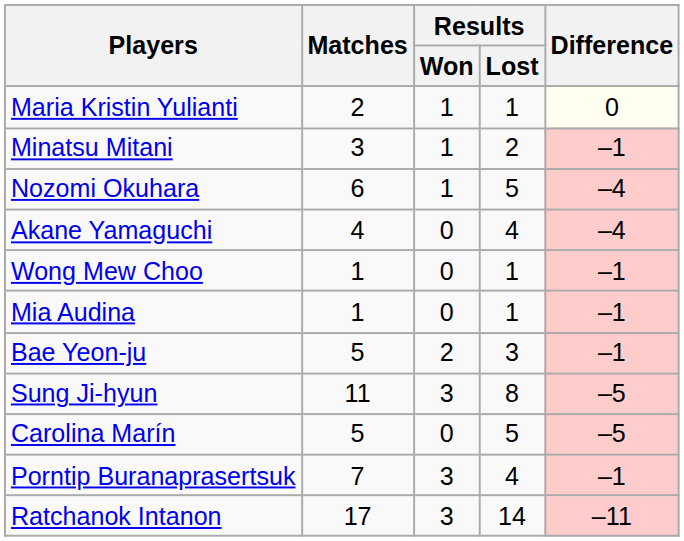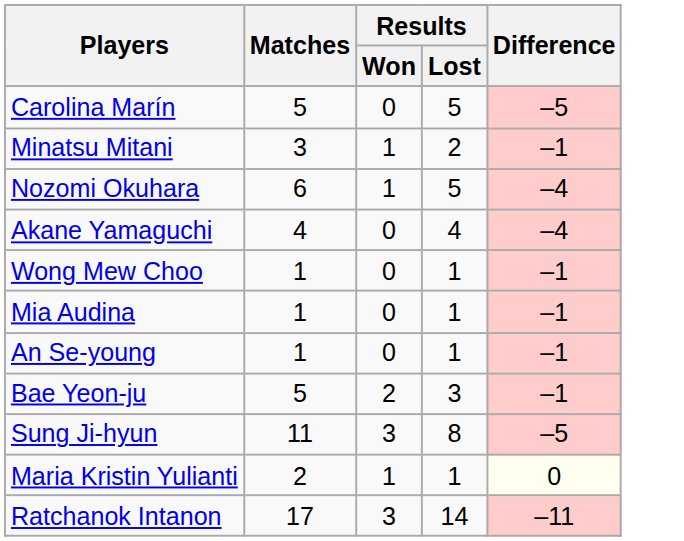rows swapped: (124, 107) <-> (93, 434)
+ row: (83, 353)
- row: (153, 475)
